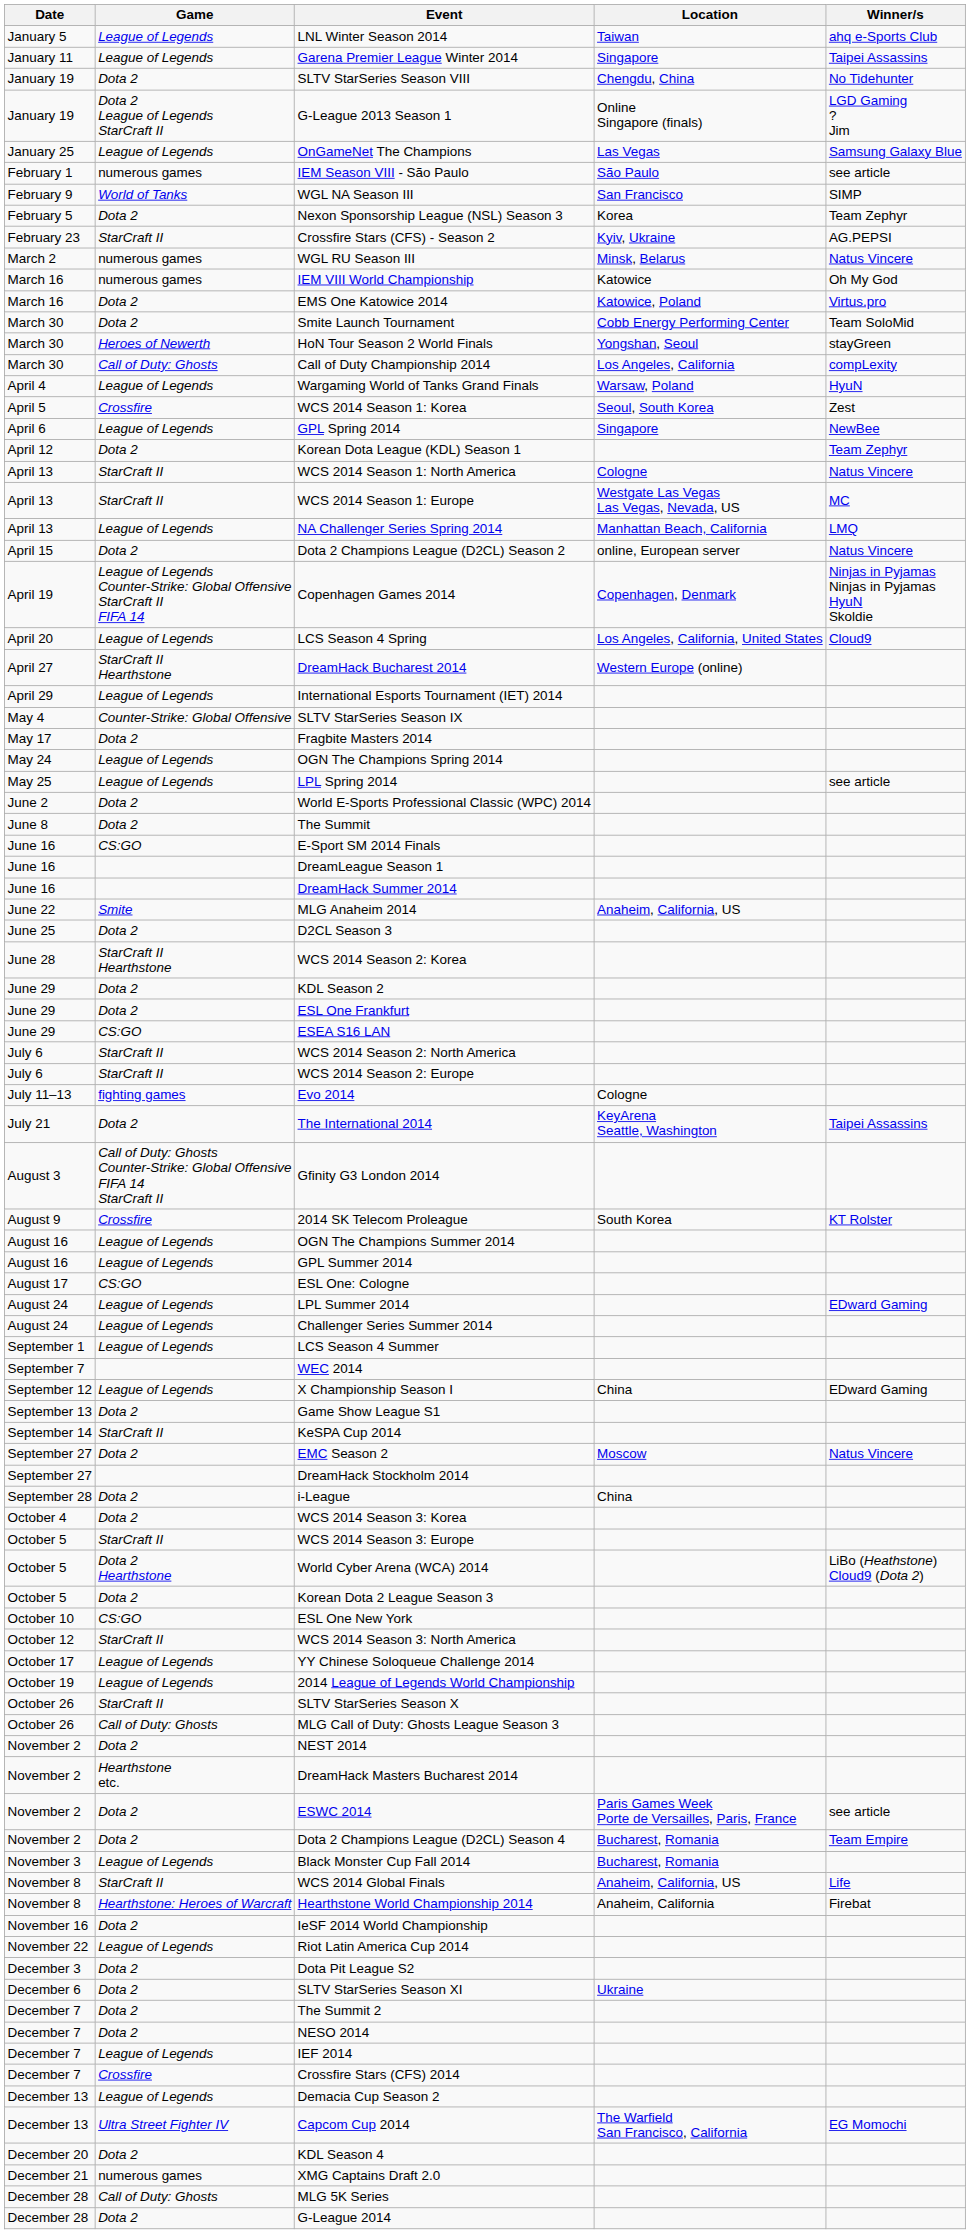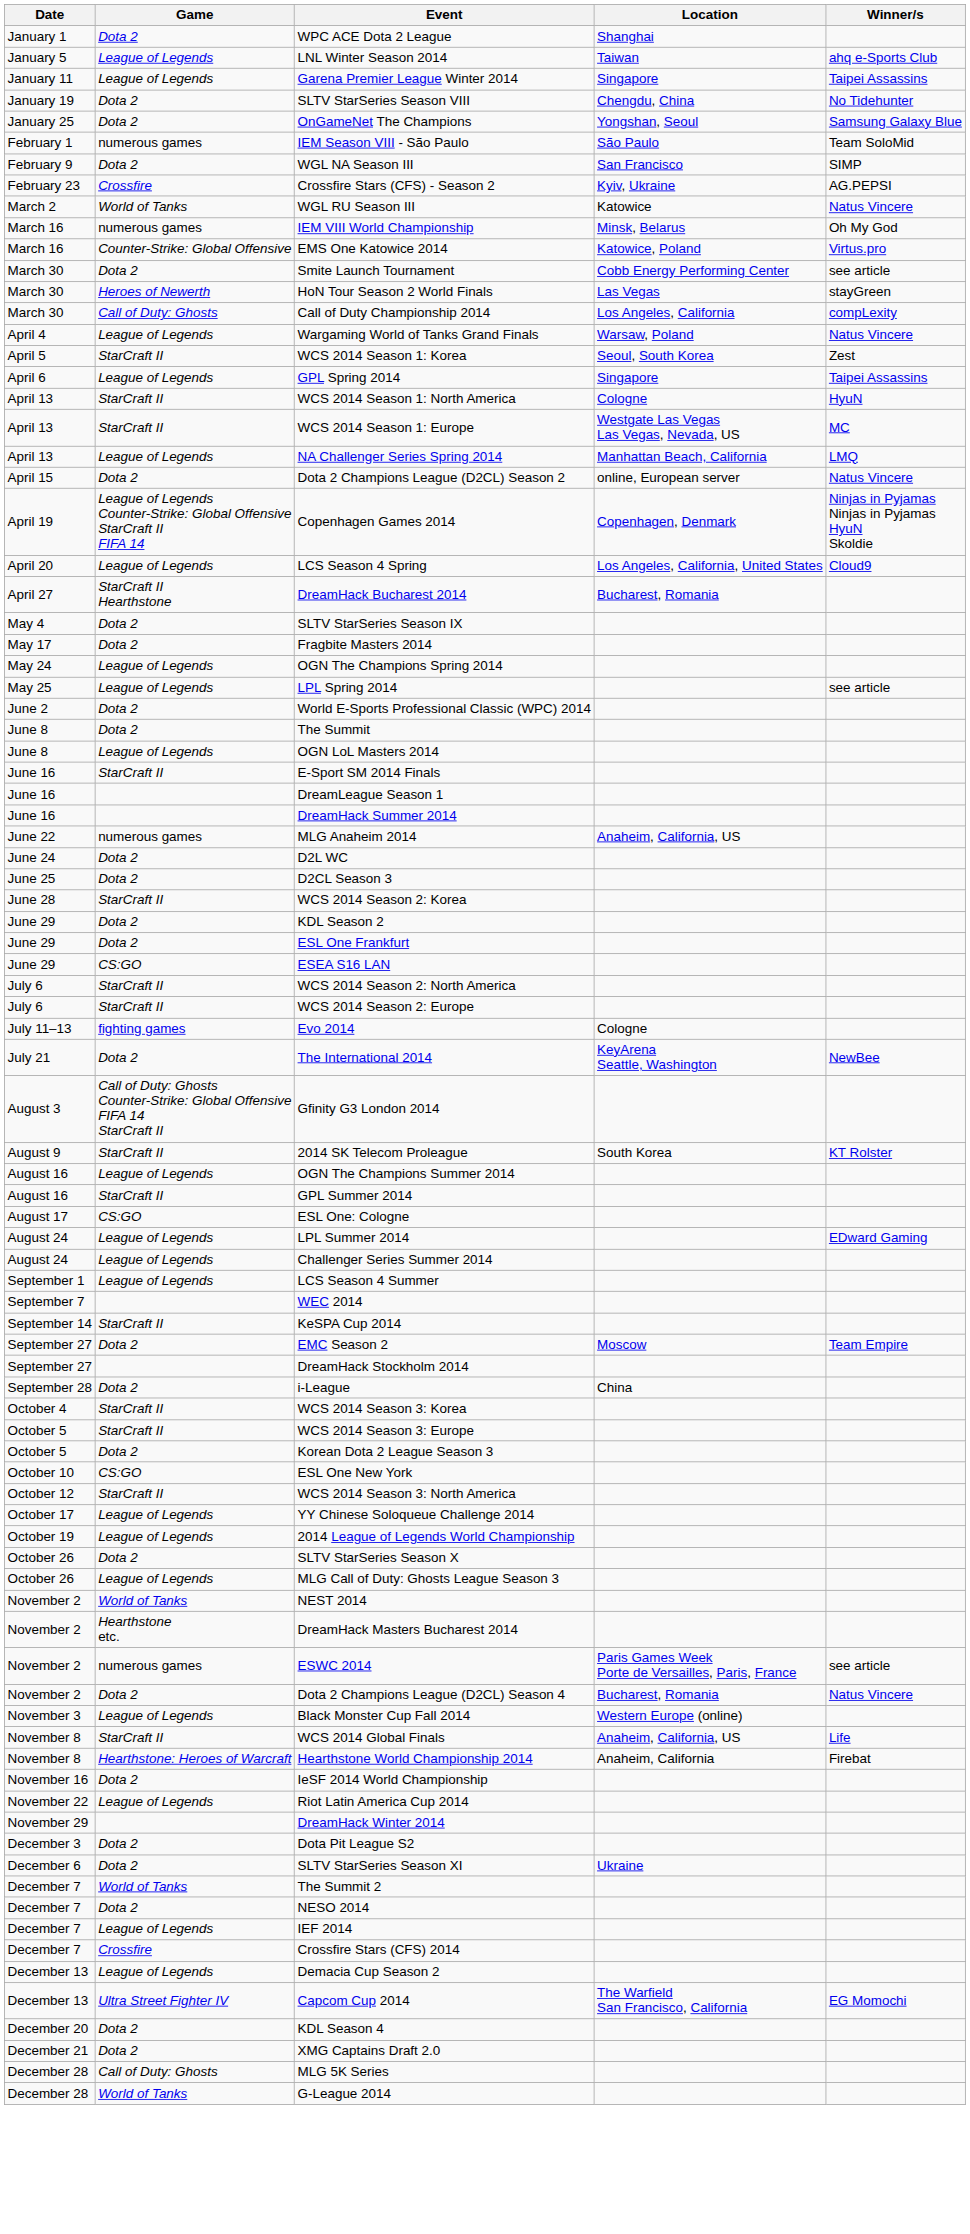+ row: (375, 36)
- row: (375, 115)
(156, 151) League of Legends -> (118, 121) Dota 2
(628, 151) Las Vegas -> (648, 121) Yongshan, Seoul
(860, 173) see article -> (871, 143) Team SoloMid
(143, 194) World of Tanks -> (118, 164) Dota 2
- row: (430, 215)
(131, 237) StarCraft II -> (125, 185) Crossfire
(150, 258) numerous games -> (143, 206) World of Tanks
(641, 258) Minsk, Belarus -> (624, 206) Katowice
(624, 279) Katowice -> (641, 228) Minsk, Belarus
(118, 301) Dota 2 -> (195, 249) Counter-Strike: Global Offensive
(871, 322) Team SoloMid -> (860, 270) see article
(648, 343) Yongshan, Seoul -> (628, 292) Las Vegas
(846, 386) HyuN -> (871, 334) Natus Vincere
(125, 407) Crossfire -> (131, 356) StarCraft II
(854, 429) NewBee -> (878, 377) Taipei Assassins
- row: (409, 450)
(871, 471) Natus Vincere -> (846, 398) HyuN
(670, 667) Western Europe (online) -> (658, 594) Bucharest, Romania
- row: (430, 696)
(195, 717) Counter-Strike: Global Offensive -> (118, 623) Dota 2
+ row: (368, 751)
(120, 845) CS:GO -> (131, 772) StarCraft II
(115, 909) Smite -> (150, 836) numerous games
+ row: (323, 858)
(135, 959) StarCraft II Hearthstone -> (131, 900) StarCraft II
(878, 1124) Taipei Assassins -> (854, 1057) NewBee
(125, 1219) Crossfire -> (131, 1153) StarCraft II
(156, 1262) League of Legends -> (131, 1195) StarCraft II
- row: (375, 1390)
- row: (369, 1411)
(871, 1454) Natus Vincere -> (868, 1344) Team Empire
(118, 1518) Dota 2 -> (131, 1408) StarCraft II
- row: (393, 1568)
(131, 1703) StarCraft II -> (118, 1558) Dota 2
(158, 1725) Call of Duty: Ghosts -> (156, 1579) League of Legends
(118, 1746) Dota 2 -> (143, 1600) World of Tanks
(118, 1811) Dota 2 -> (150, 1665) numerous games
(868, 1840) Team Empire -> (871, 1694) Natus Vincere
(658, 1861) Bucharest, Romania -> (670, 1716) Western Europe (online)
+ row: (371, 1822)
(118, 2011) Dota 2 -> (143, 1886) World of Tanks
(150, 2175) numerous games -> (118, 2051) Dota 2
(118, 2218) Dota 2 -> (143, 2093) World of Tanks
